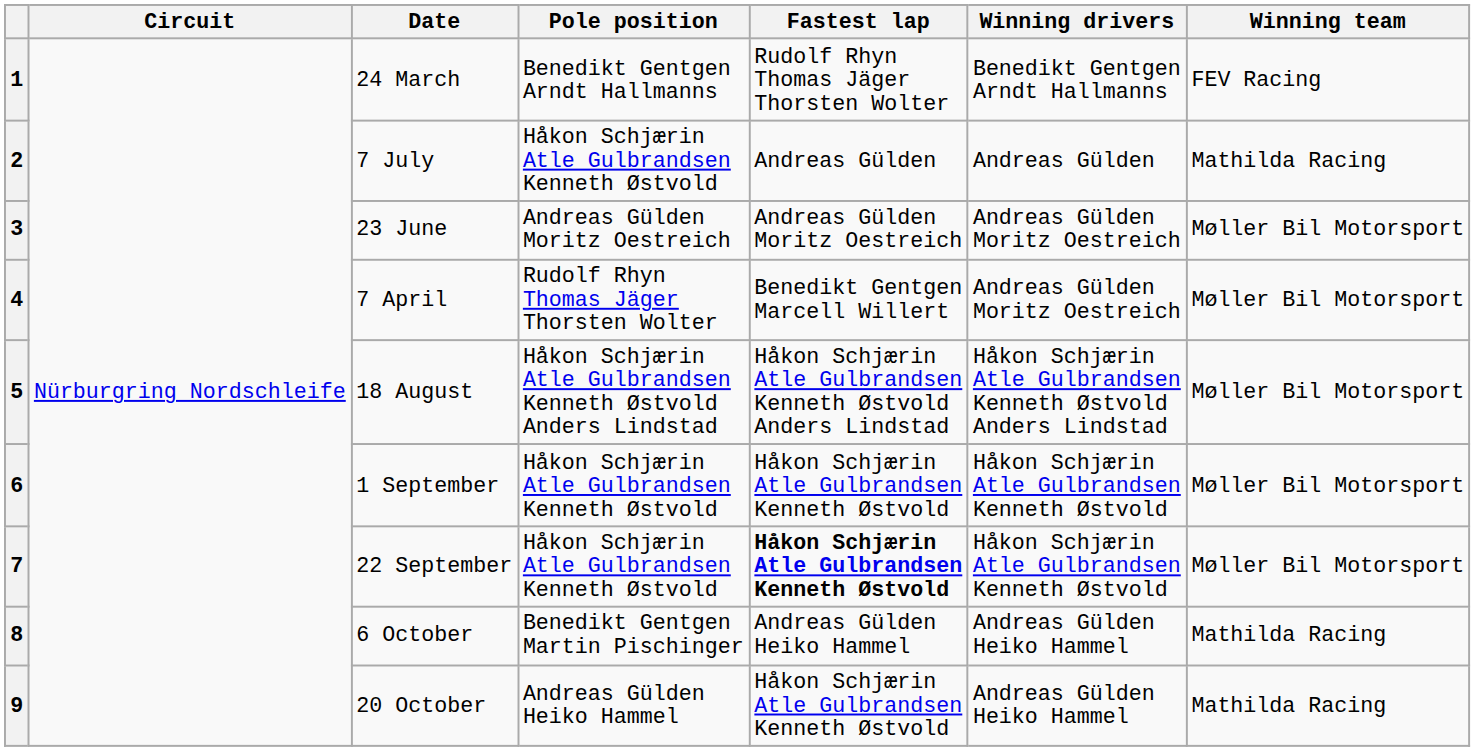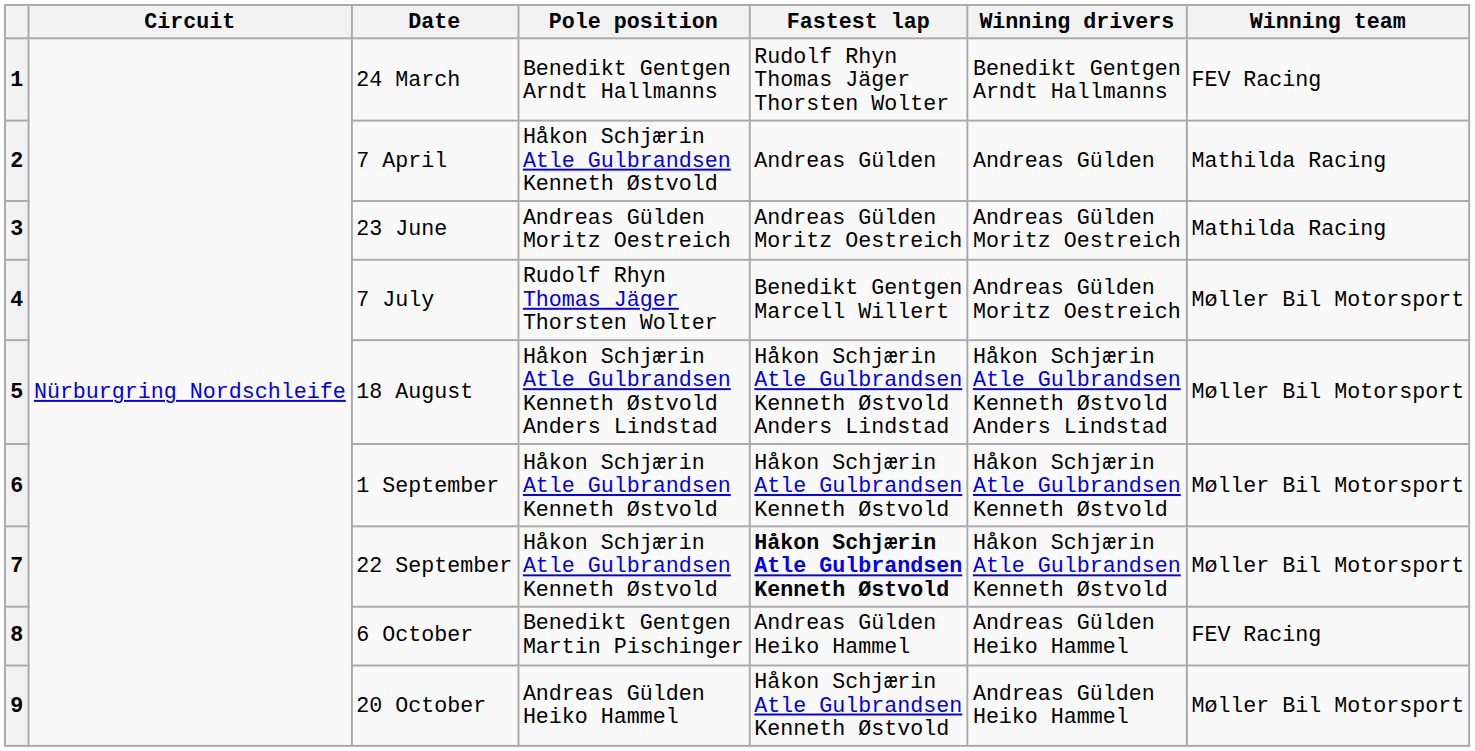(395, 161) 7 July -> (402, 161) 7 April
(1328, 230) Møller Bil Motorsport -> (1289, 230) Mathilda Racing
(402, 300) 7 April -> (395, 300) 7 July
(1289, 636) Mathilda Racing -> (1256, 636) FEV Racing
(1289, 705) Mathilda Racing -> (1328, 705) Møller Bil Motorsport
